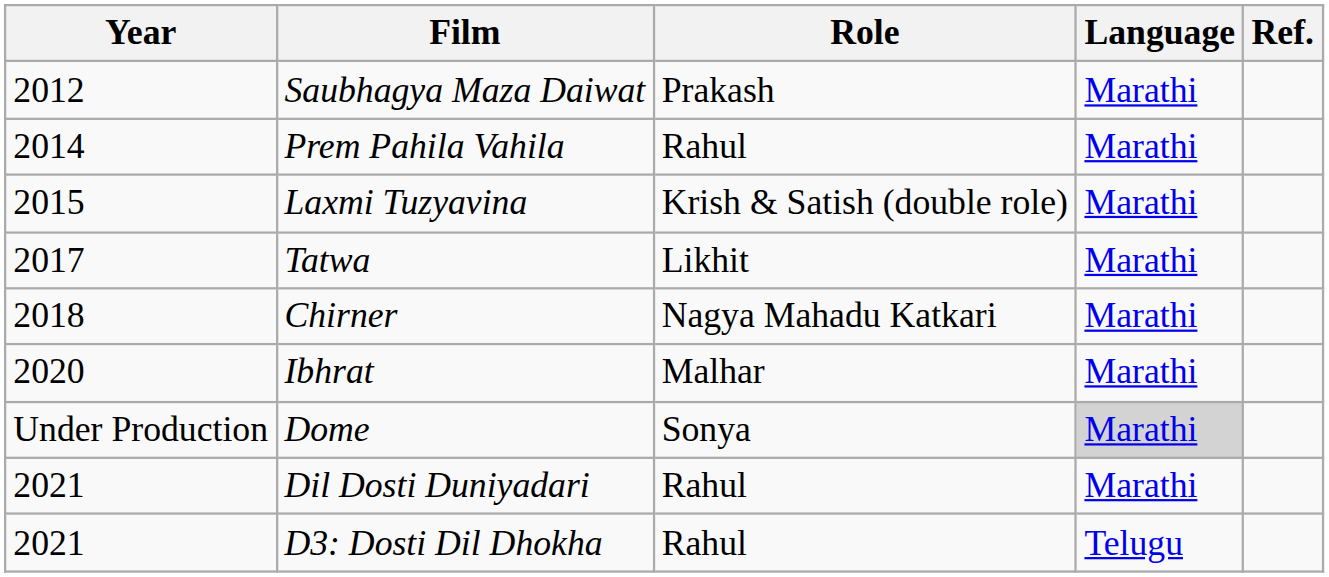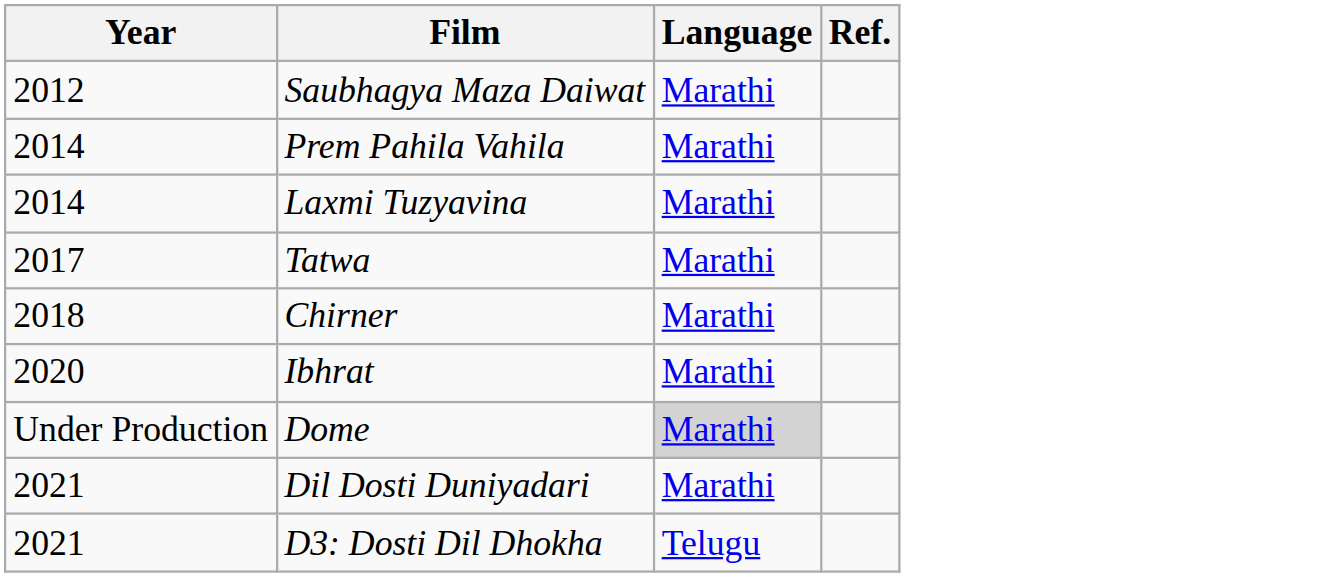- column: (865, 32)
(49, 202) 2015 -> (49, 202) 2014
